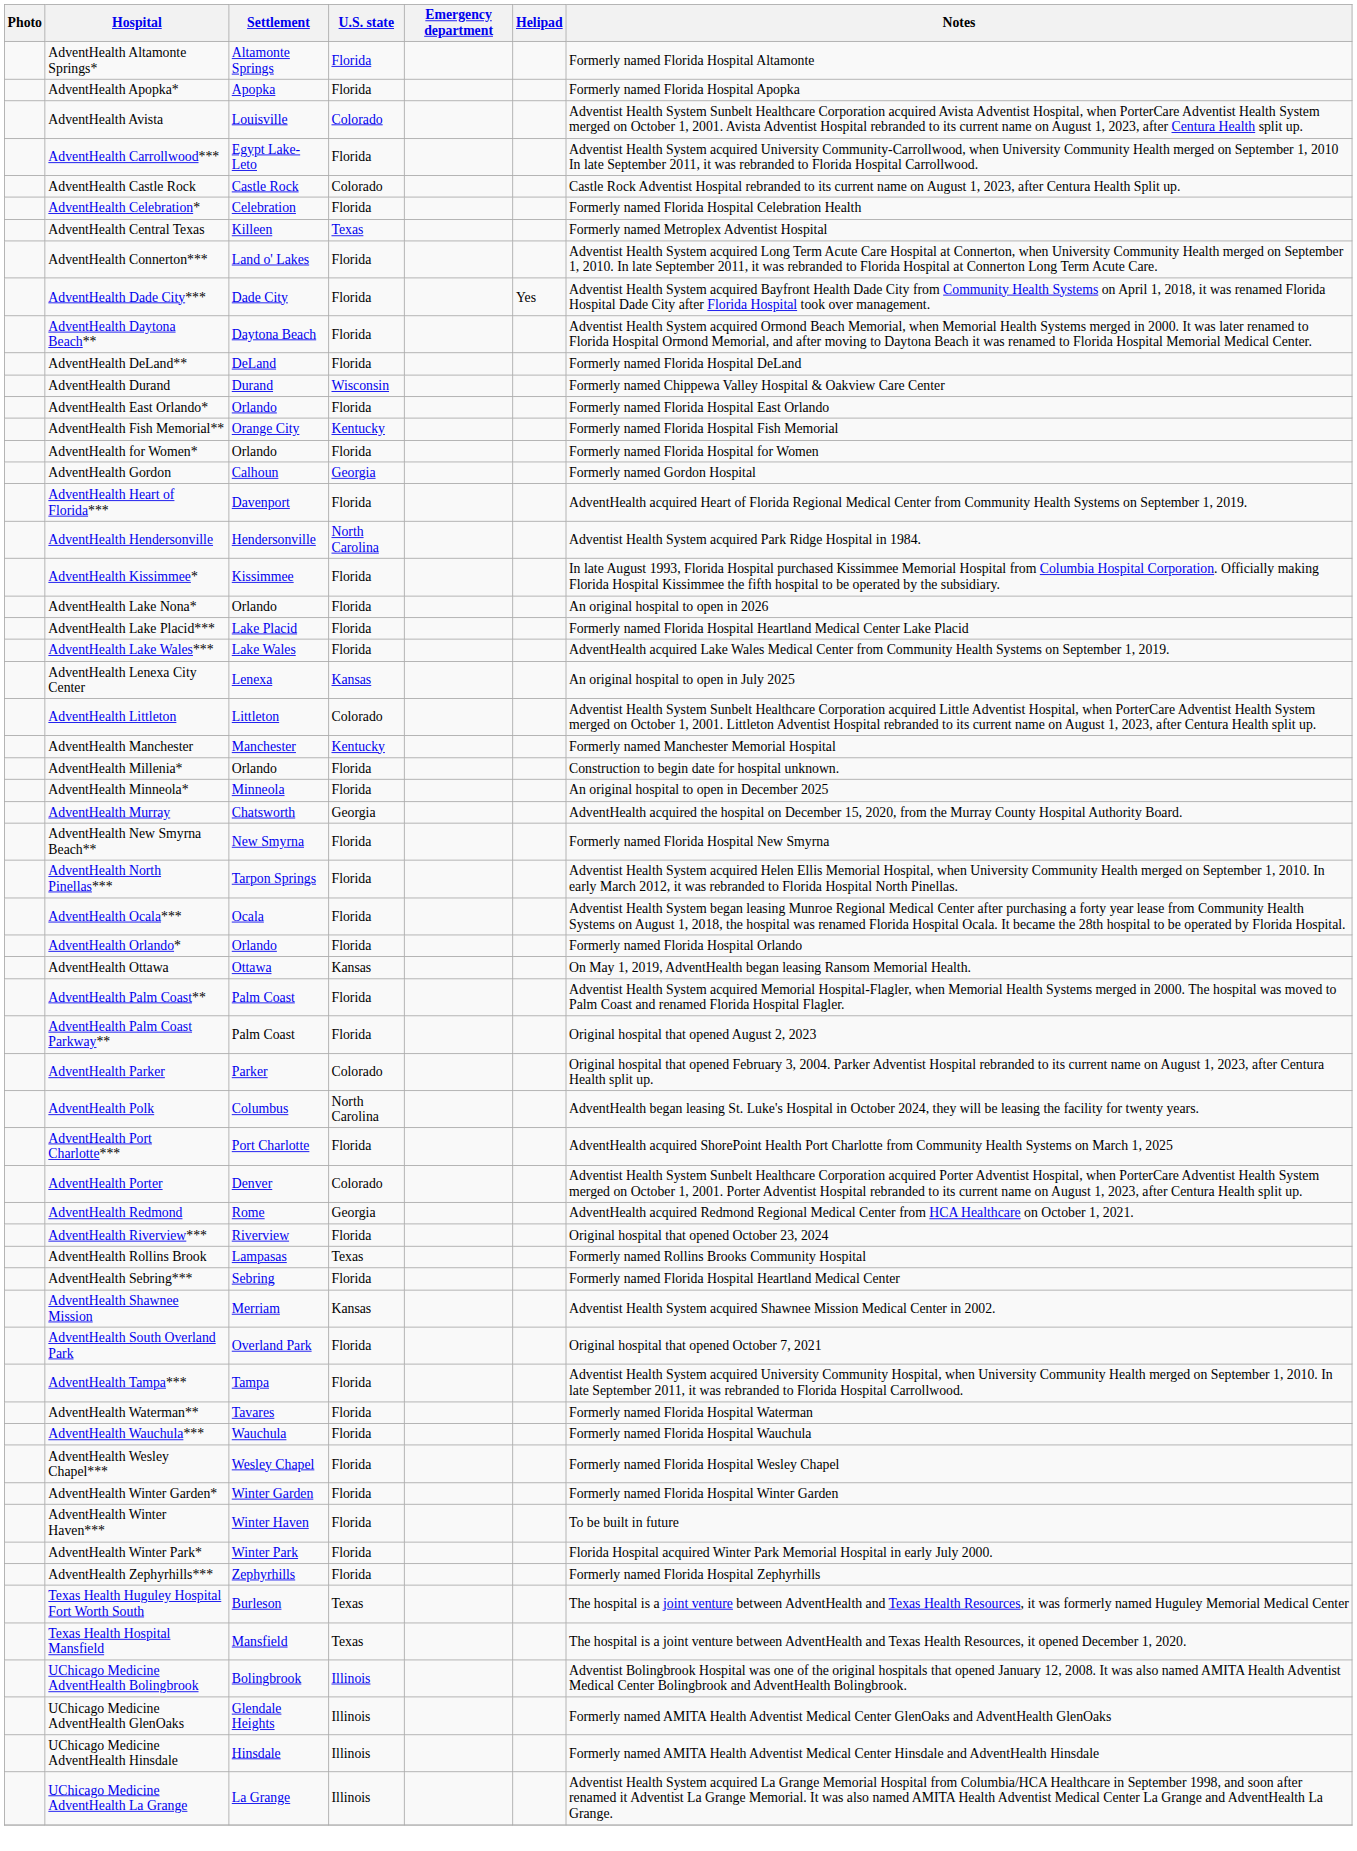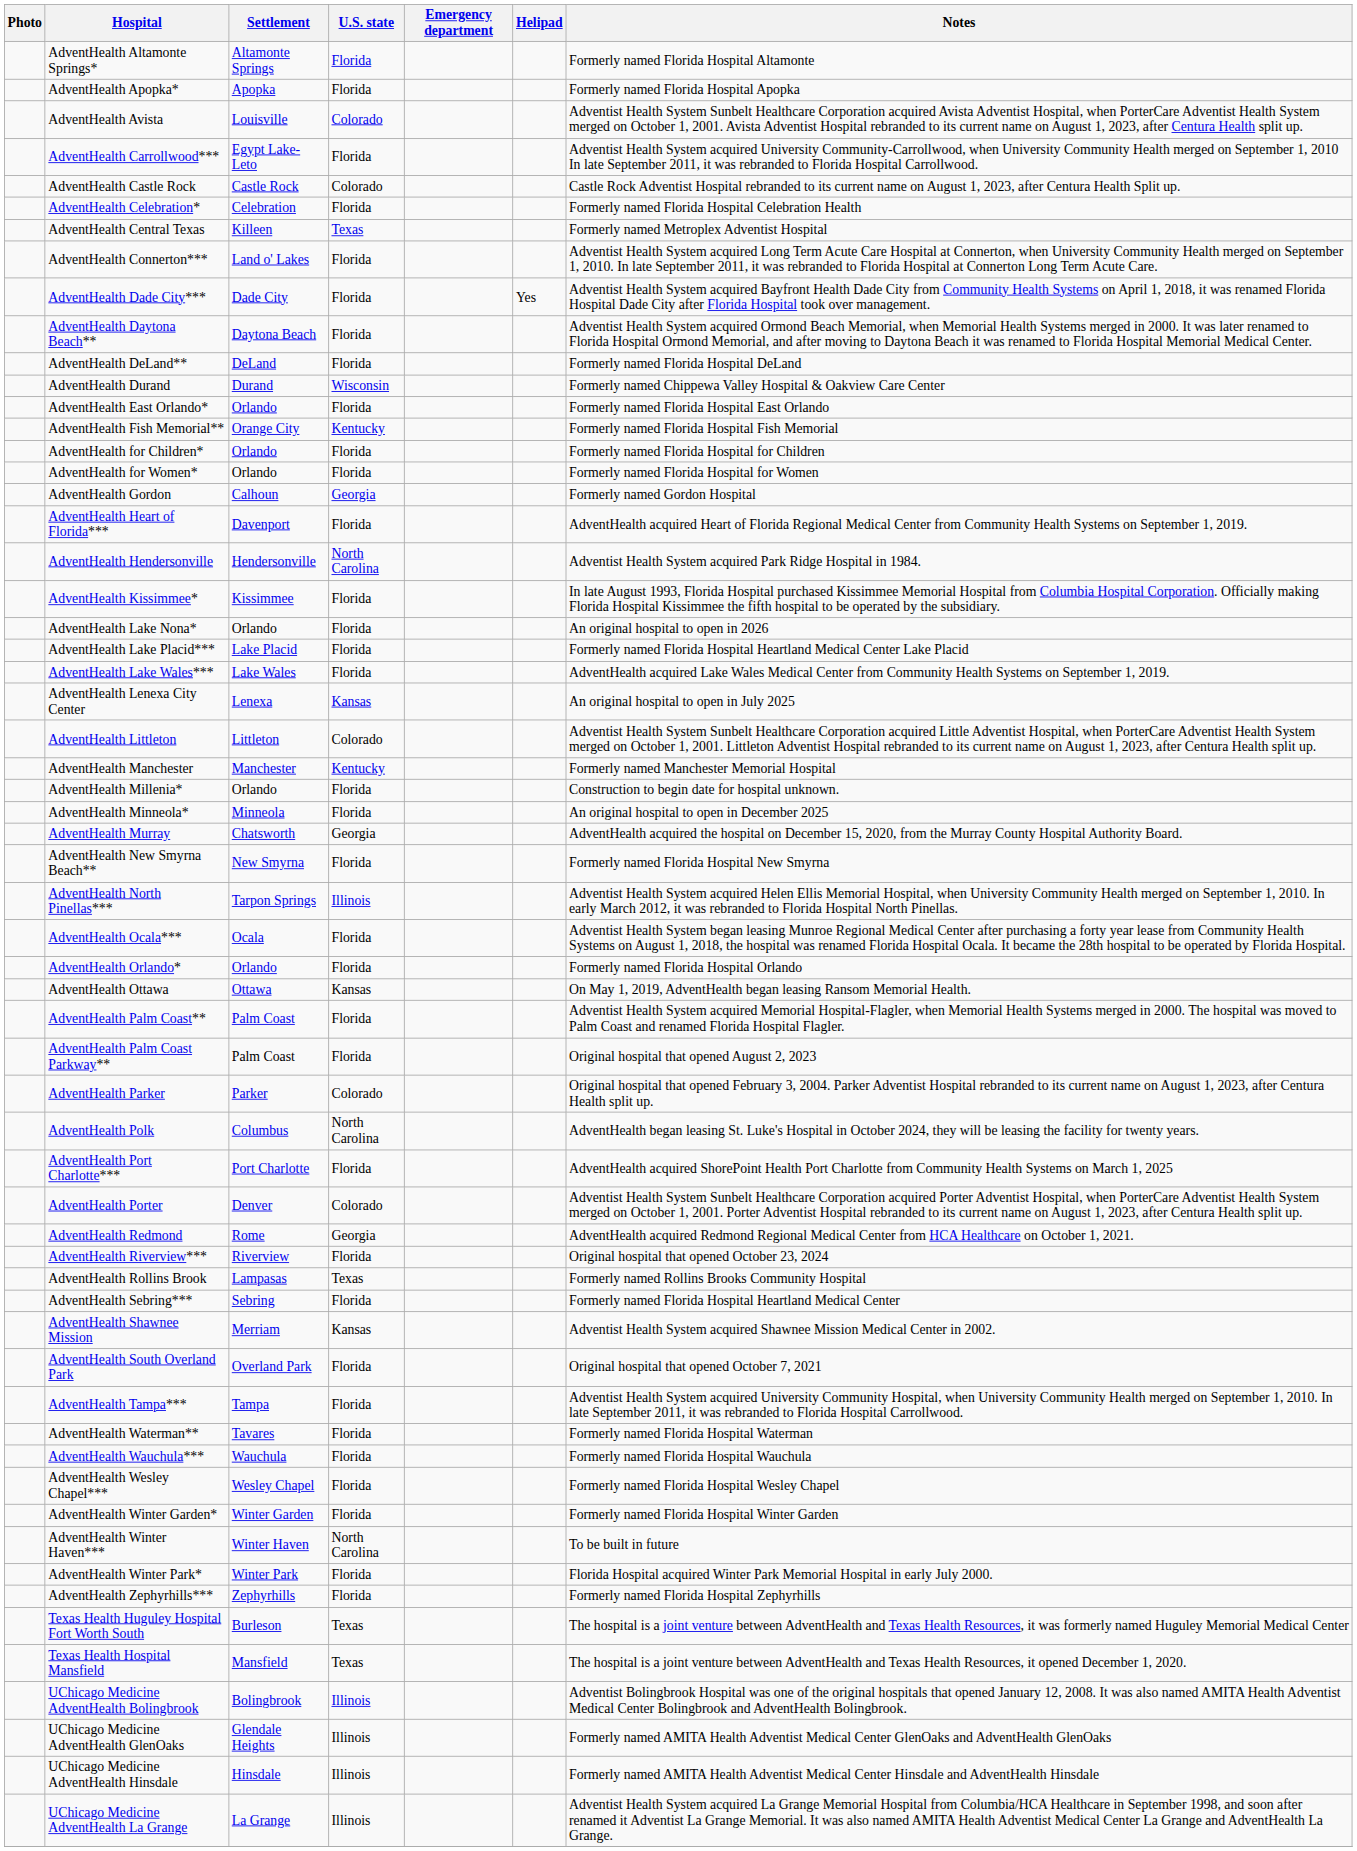+ row: (126, 451)
(351, 879) Florida -> (351, 900) Illinois
(351, 1523) Florida -> (355, 1544) North Carolina
